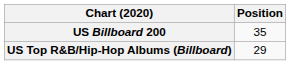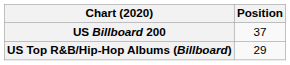(260, 32) 35 -> (260, 32) 37
